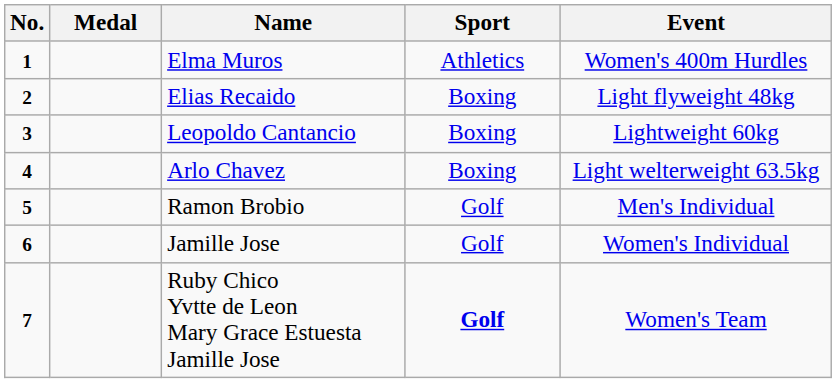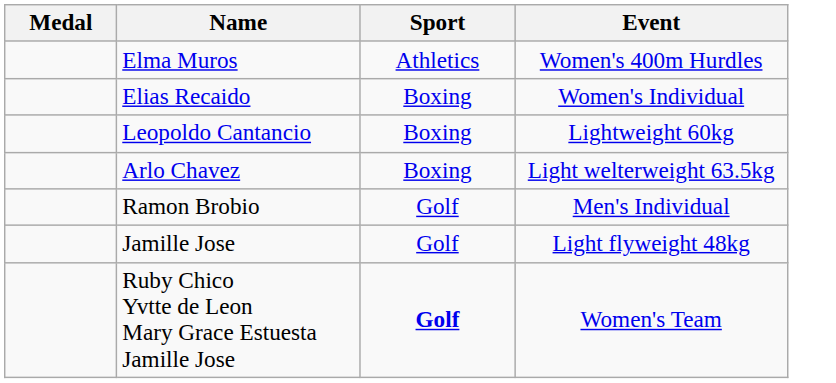- column: (27, 22)
(696, 96) Light flyweight 48kg -> (651, 96) Women's Individual
(696, 243) Women's Individual -> (651, 243) Light flyweight 48kg
